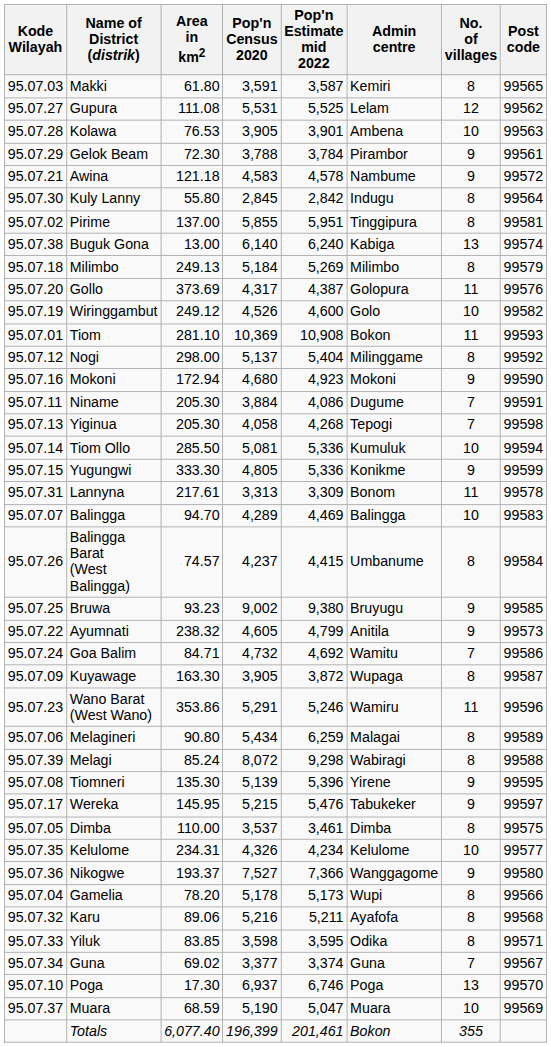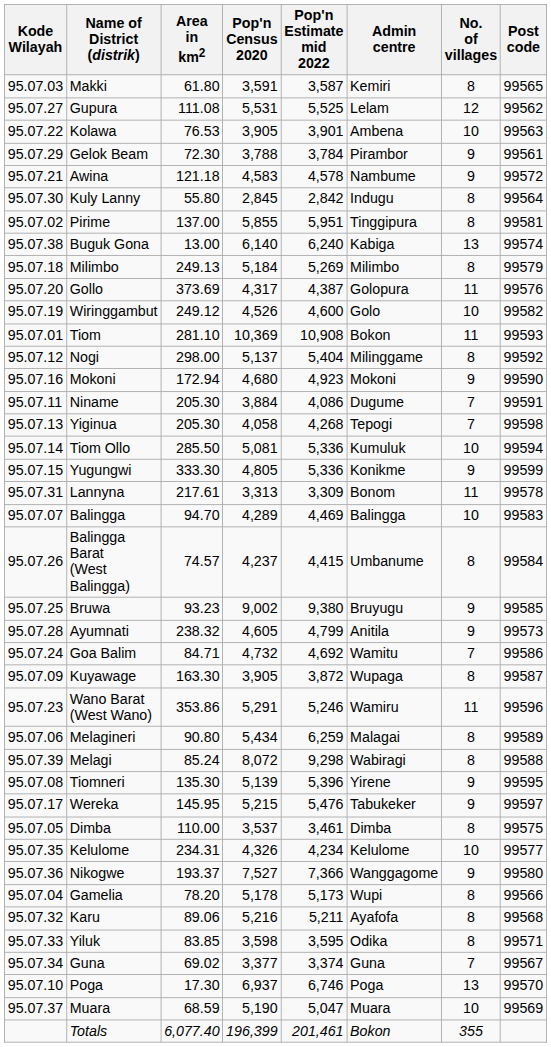(35, 131) 95.07.28 -> (35, 131) 95.07.22
(35, 631) 95.07.22 -> (35, 631) 95.07.28
